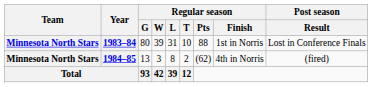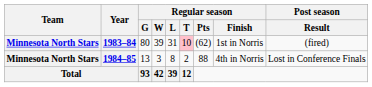(186, 43) no background -> (186, 43) pink background
(203, 43) 88 -> (203, 43) (62)
(317, 43) Lost in Conference Finals -> (317, 43) (fired)
(203, 59) (62) -> (203, 59) 88
(317, 59) (fired) -> (317, 59) Lost in Conference Finals
